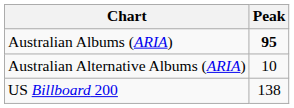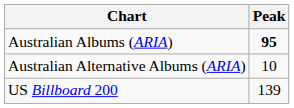(269, 90) 138 -> (269, 90) 139
